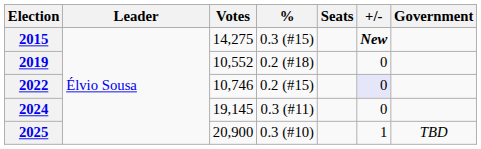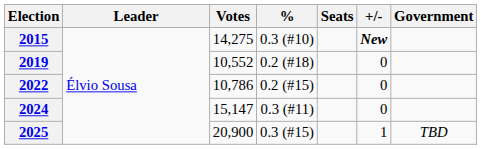(287, 39) 0.3 (#15) -> (287, 39) 0.3 (#10)
(233, 86) 10,746 -> (233, 86) 10,786
(384, 86) lavender background -> (384, 86) no background
(233, 109) 19,145 -> (233, 109) 15,147
(287, 132) 0.3 (#10) -> (287, 132) 0.3 (#15)
